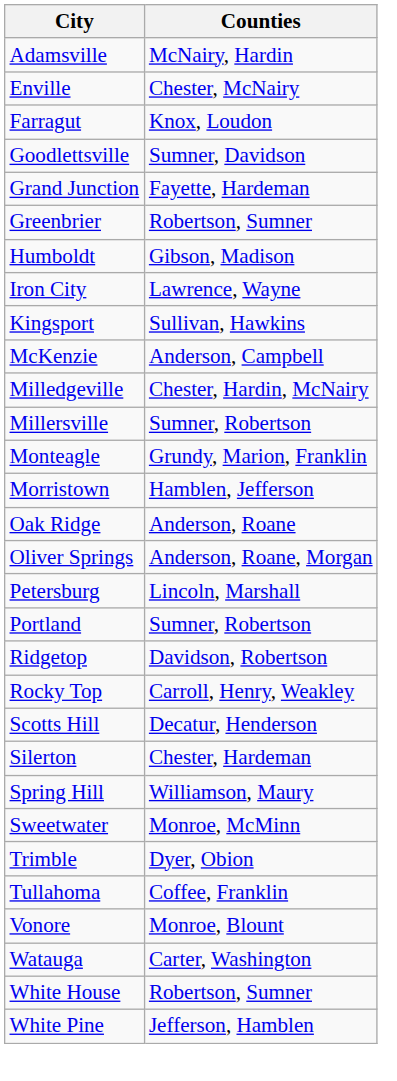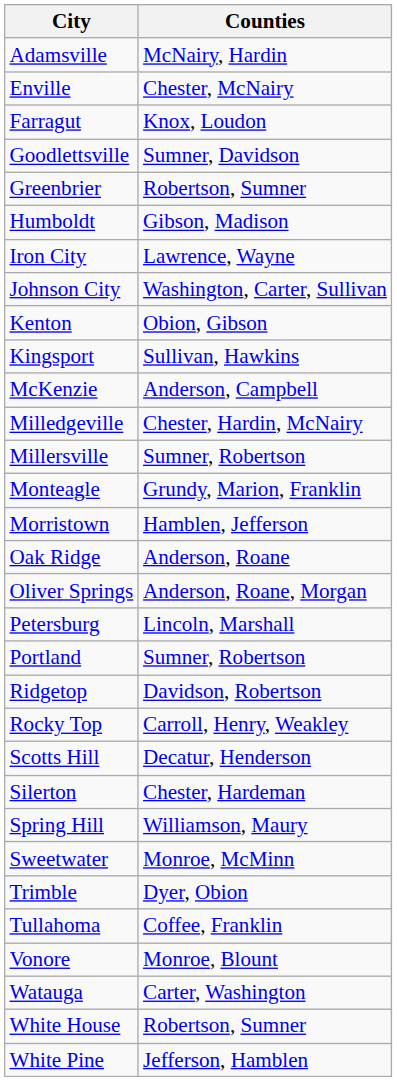- row: (74, 188)
+ row: (65, 289)
+ row: (41, 322)
